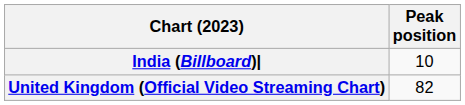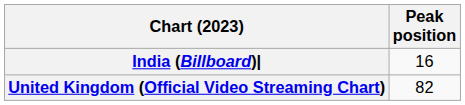(424, 61) 10 -> (424, 61) 16
